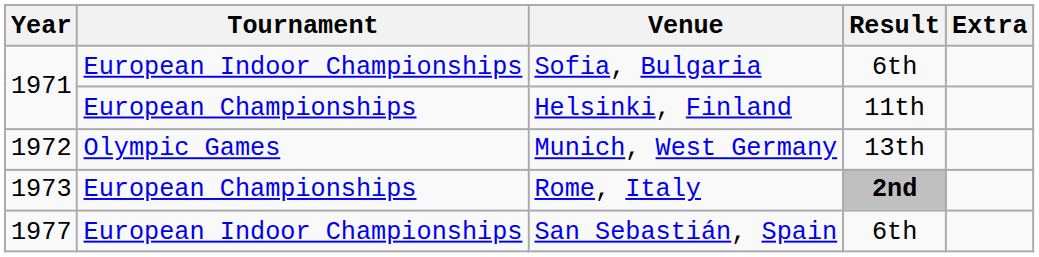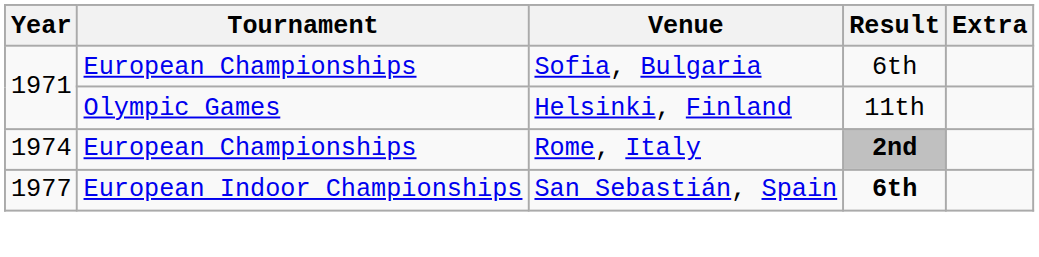(303, 67) European Indoor Championships -> (250, 67) European Championships
(250, 108) European Championships -> (182, 108) Olympic Games
- row: (686, 149)
(41, 190) 1973 -> (41, 149) 1974
(895, 231) normal -> (895, 190) bold
